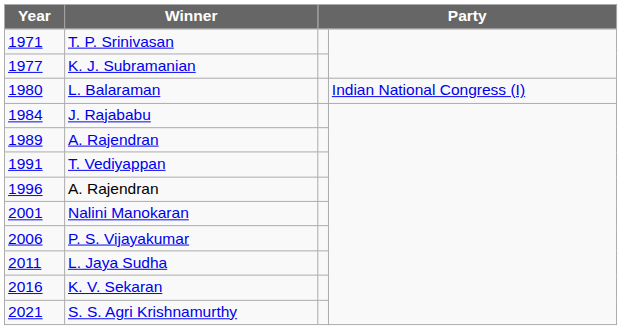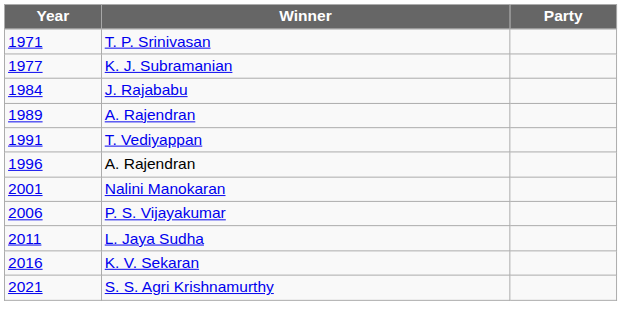- row: (25, 90)
